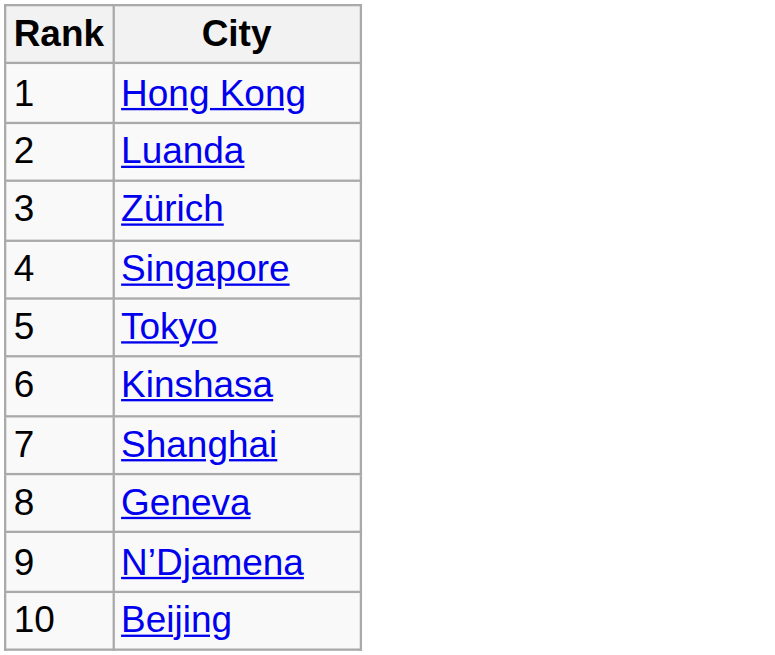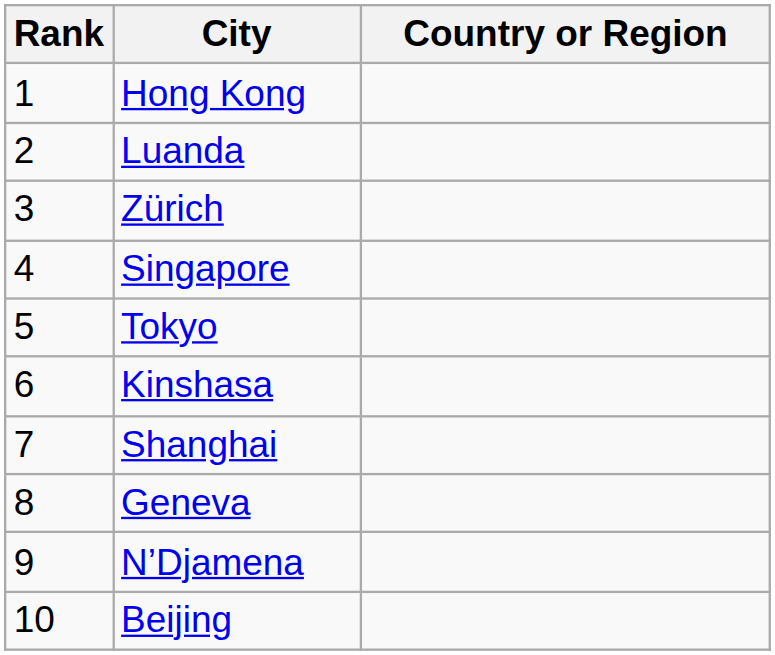+ column: (565, 33)
